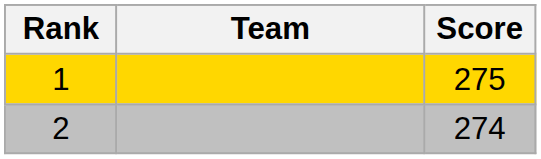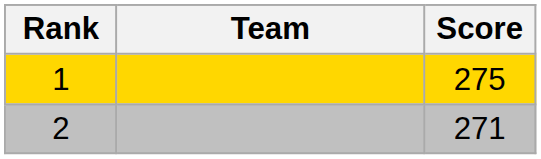(480, 128) 274 -> (480, 128) 271
